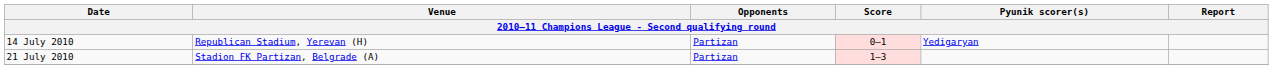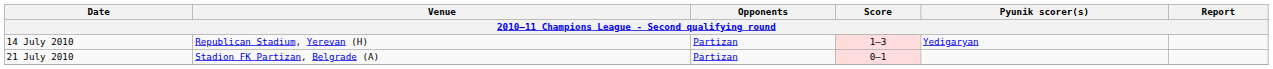(878, 42) 0–1 -> (878, 42) 1–3
(878, 57) 1–3 -> (878, 57) 0–1
